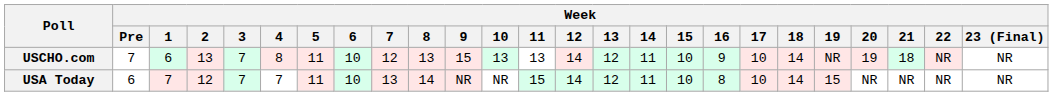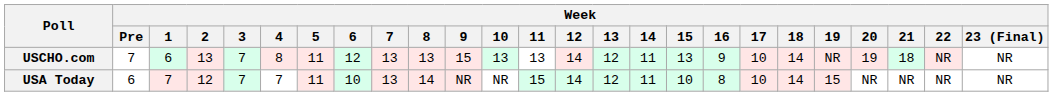(353, 59) 10 -> (353, 59) 12
(390, 59) 12 -> (390, 59) 13
(685, 59) 10 -> (685, 59) 13
